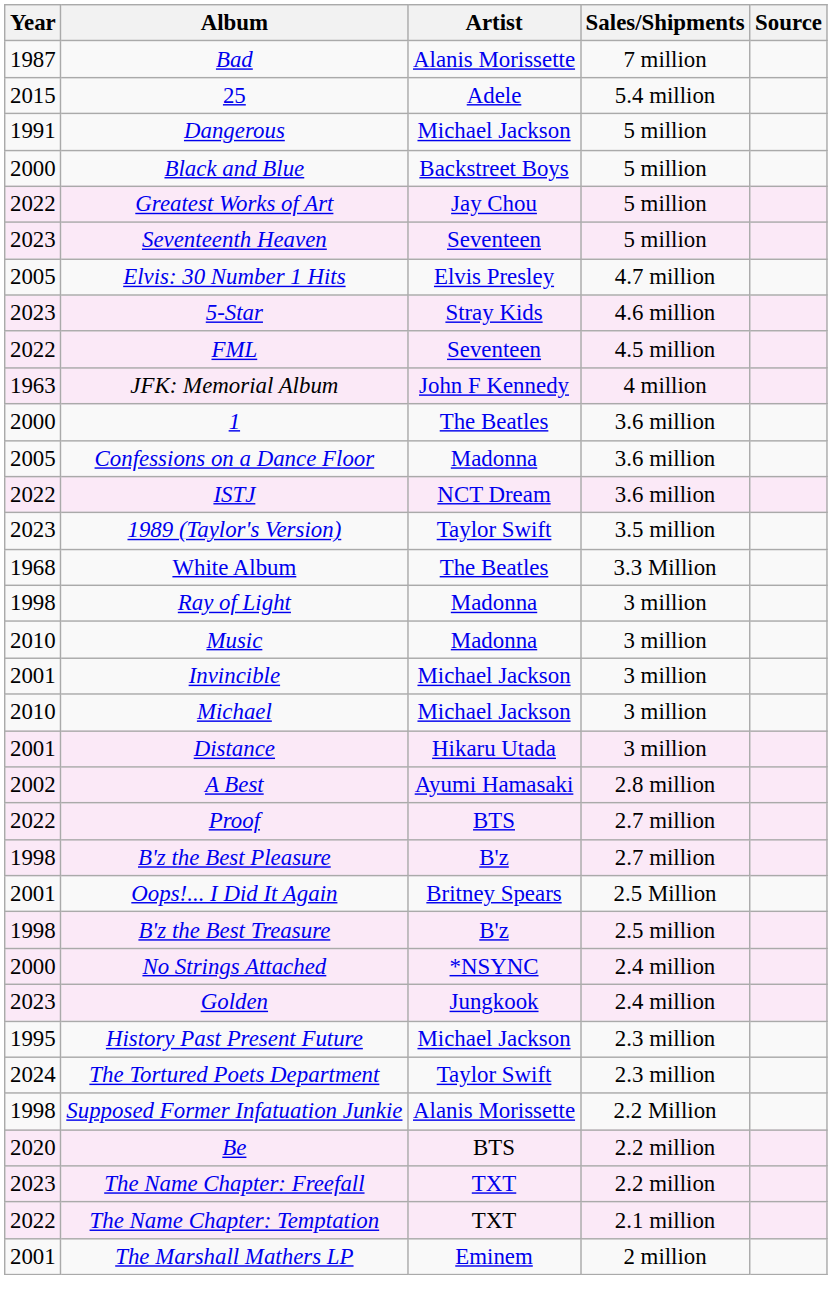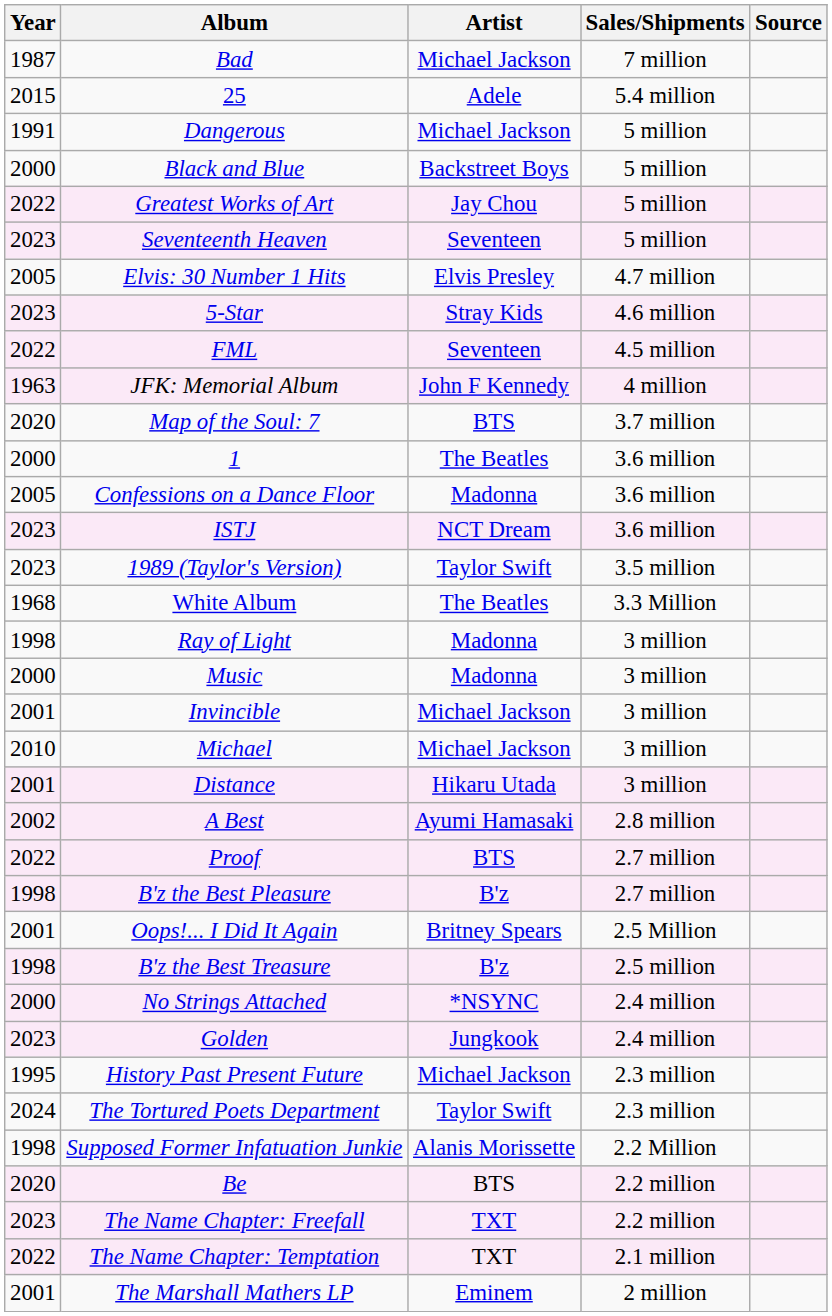(494, 58) Alanis Morissette -> (494, 58) Michael Jackson
+ row: (234, 421)
(33, 494) 2022 -> (33, 530) 2023
(33, 639) 2010 -> (33, 675) 2000
